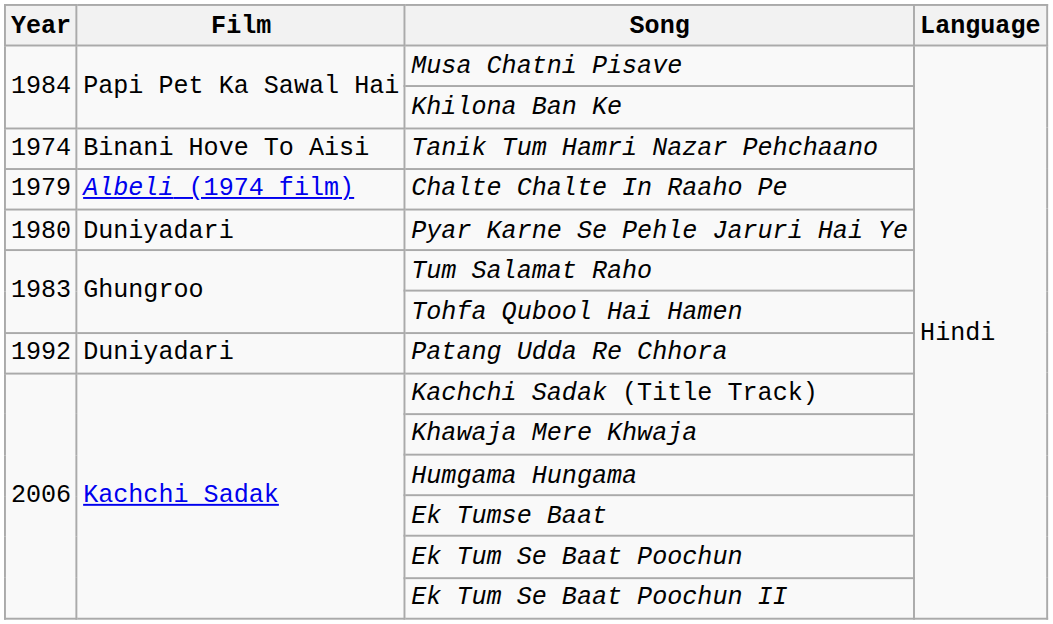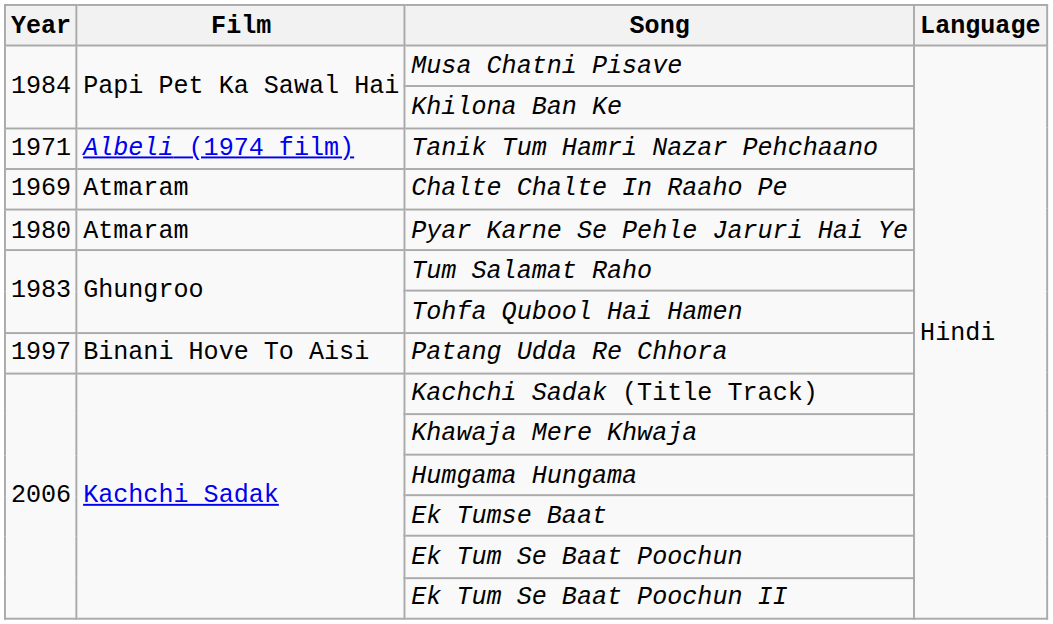(41, 148) 1974 -> (41, 148) 1971
(226, 148) Binani Hove To Aisi -> (219, 148) Albeli (1974 film)
(41, 189) 1979 -> (41, 189) 1969
(219, 189) Albeli (1974 film) -> (136, 189) Atmaram
(158, 230) Duniyadari -> (136, 230) Atmaram
(41, 353) 1992 -> (41, 353) 1997
(158, 353) Duniyadari -> (226, 353) Binani Hove To Aisi
